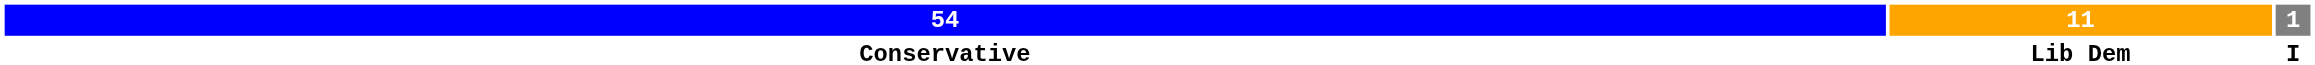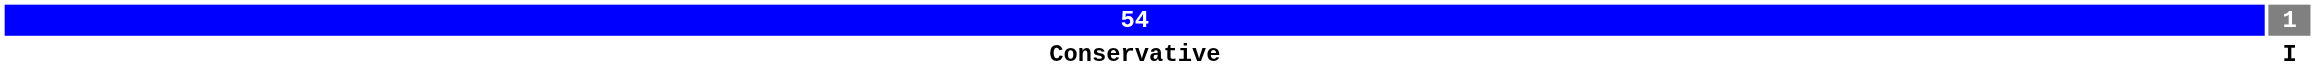- column: (2080, 20)
